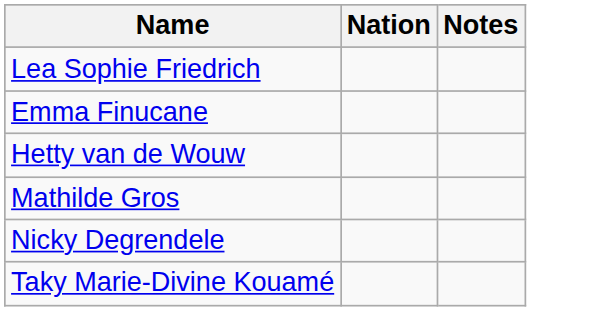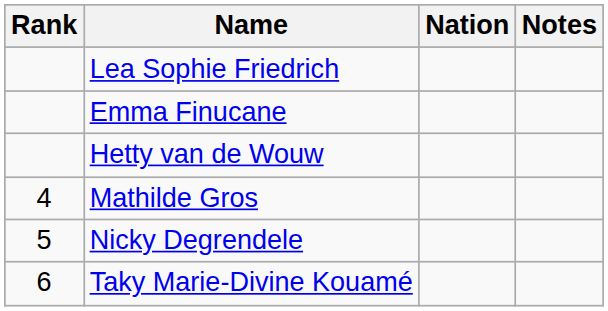+ column: (44, 25)
